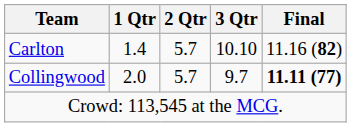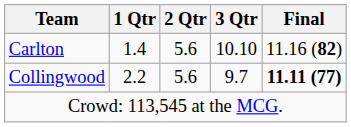(185, 48) 5.7 -> (185, 48) 5.6
(135, 77) 2.0 -> (135, 77) 2.2
(185, 77) 5.7 -> (185, 77) 5.6
